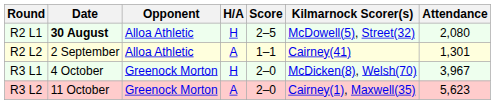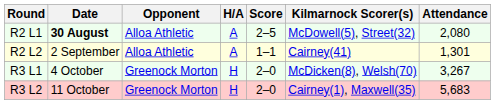(233, 33) H -> (233, 33) A
(455, 71) 3,967 -> (455, 71) 3,267
(233, 90) A -> (233, 90) H
(455, 90) 5,623 -> (455, 90) 5,683
